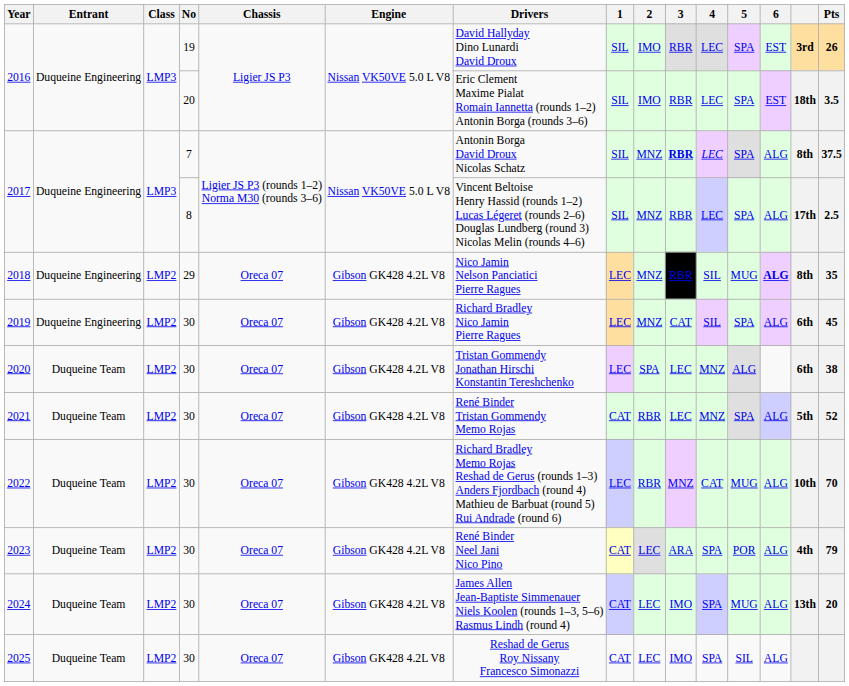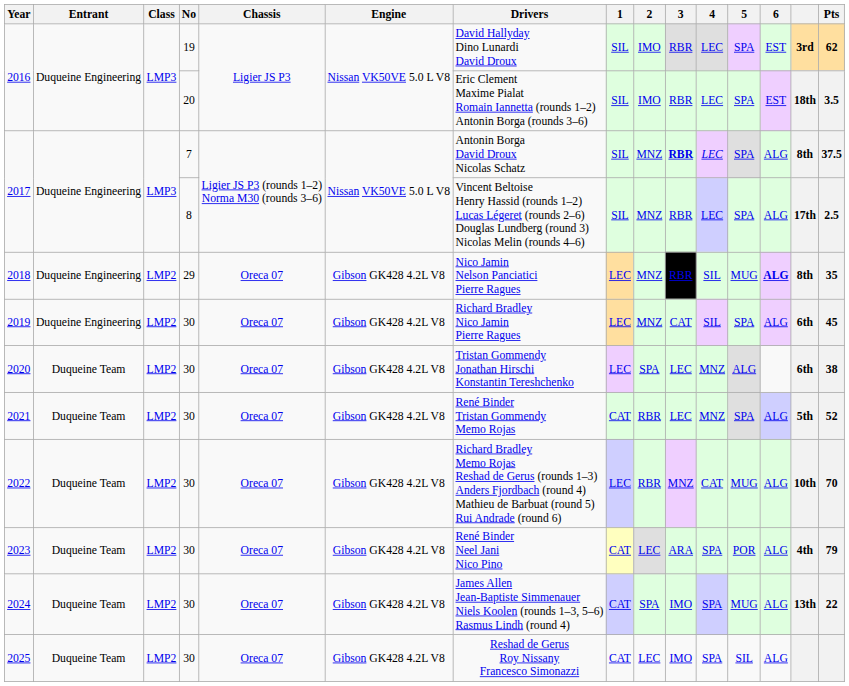(832, 47) 26 -> (832, 47) 62
(649, 604) LEC -> (649, 604) SPA
(832, 604) 20 -> (832, 604) 22
